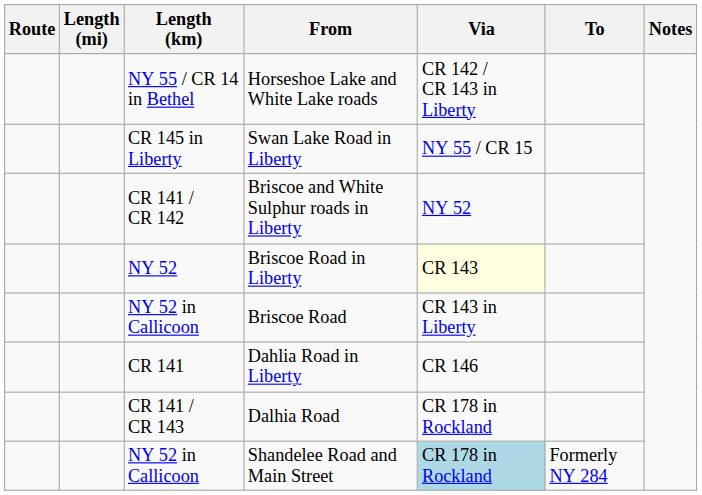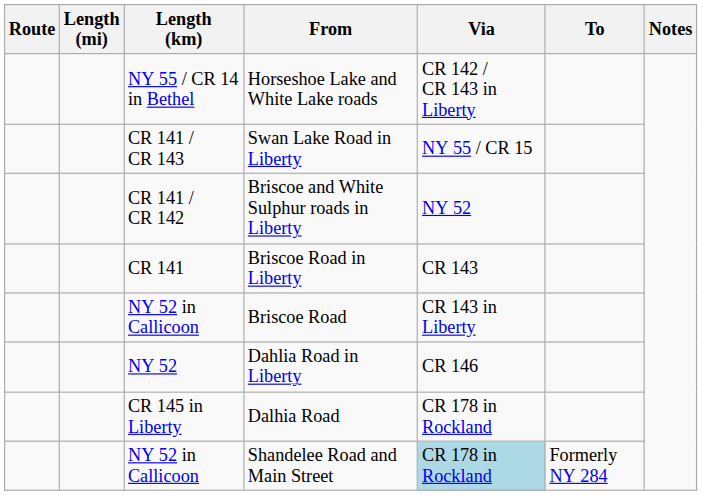(165, 148) CR 145 in Liberty -> (161, 148) CR 141 / CR 143
(153, 268) NY 52 -> (156, 268) CR 141
(450, 268) lightyellow background -> (450, 268) no background
(156, 366) CR 141 -> (153, 366) NY 52
(161, 416) CR 141 / CR 143 -> (165, 416) CR 145 in Liberty
